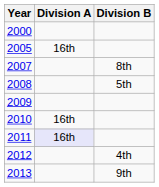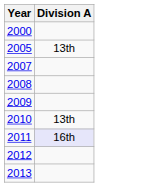- column: (124, 13)
(64, 48) 16th -> (64, 48) 13th
(64, 119) 16th -> (64, 119) 13th
